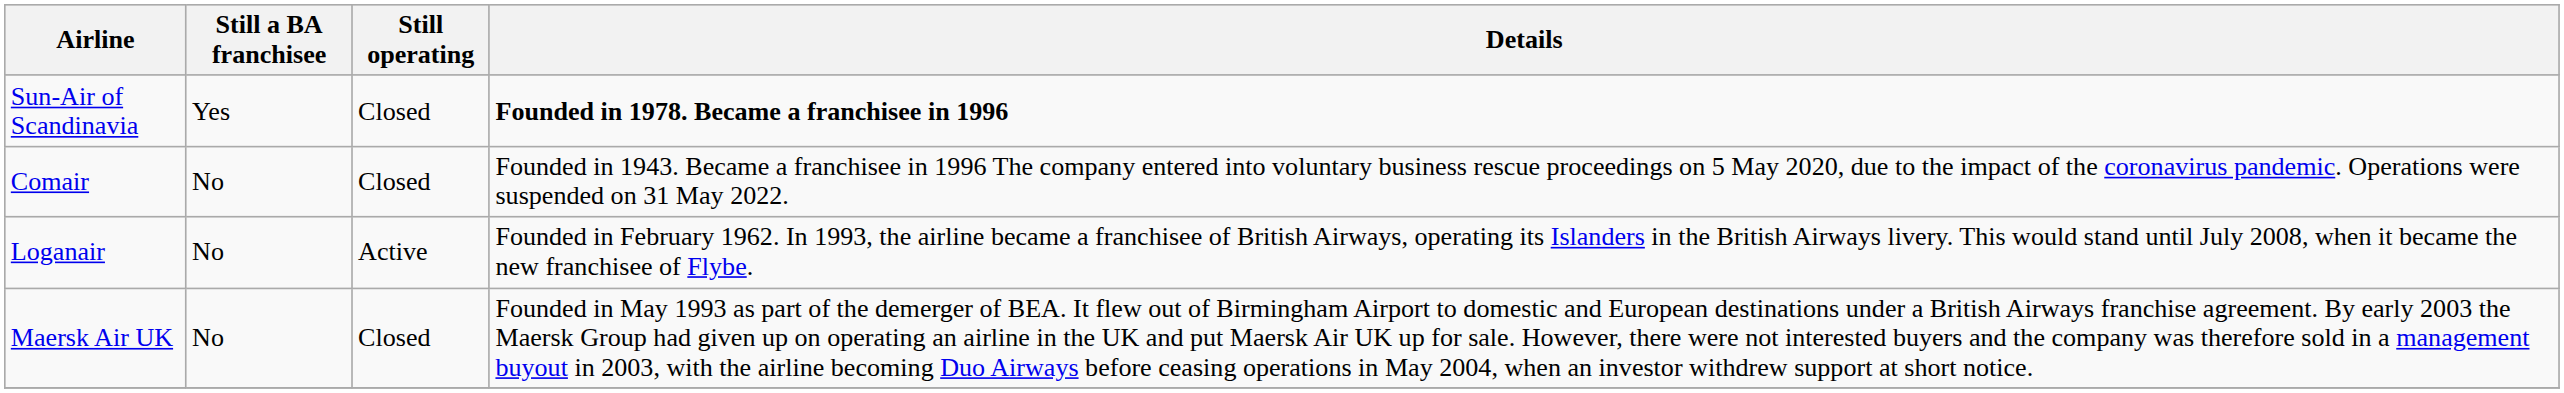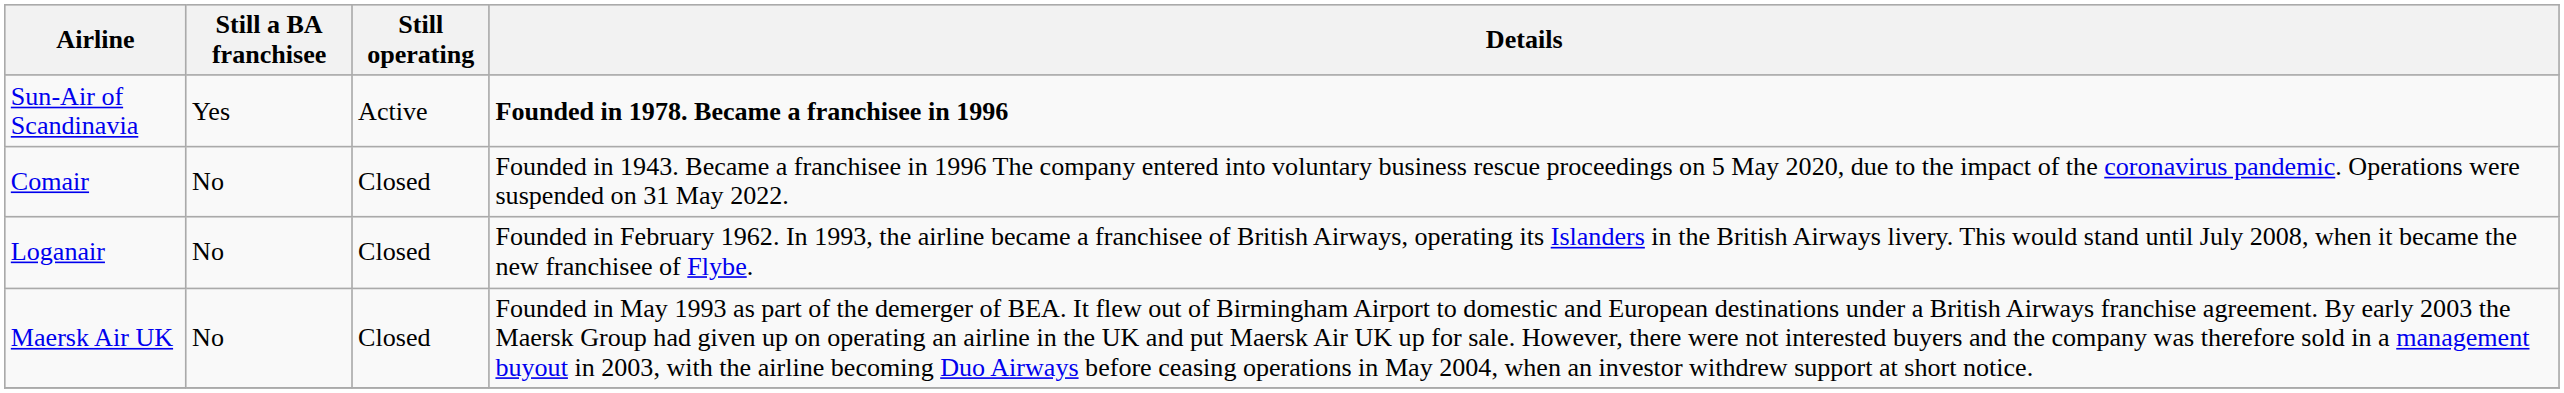(394, 110) Closed -> (393, 110) Active
(393, 251) Active -> (394, 251) Closed
